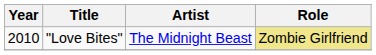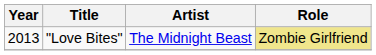(24, 38) 2010 -> (24, 38) 2013
